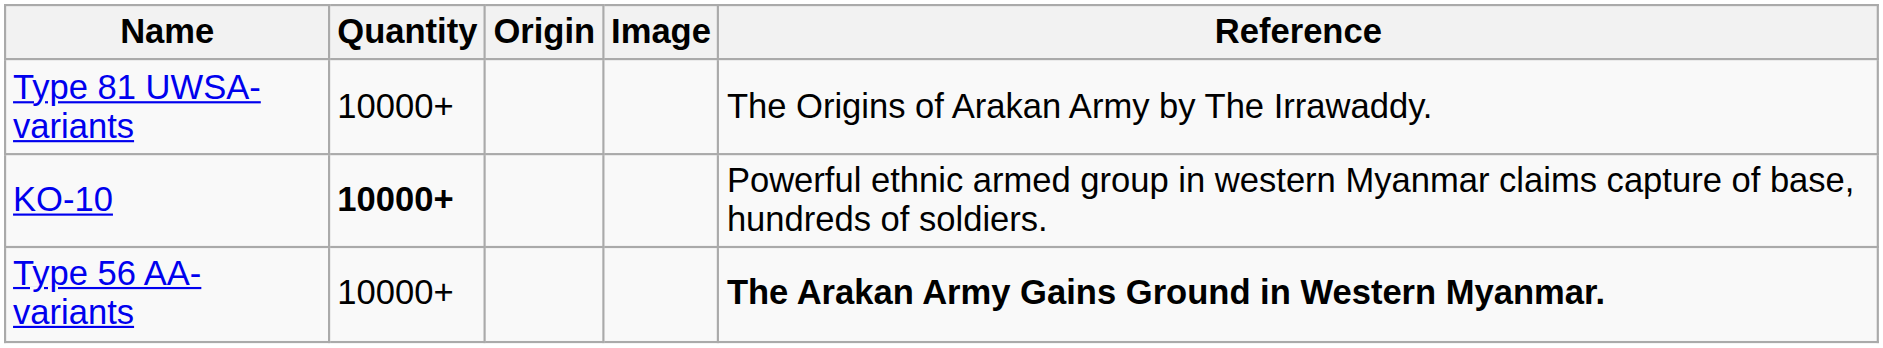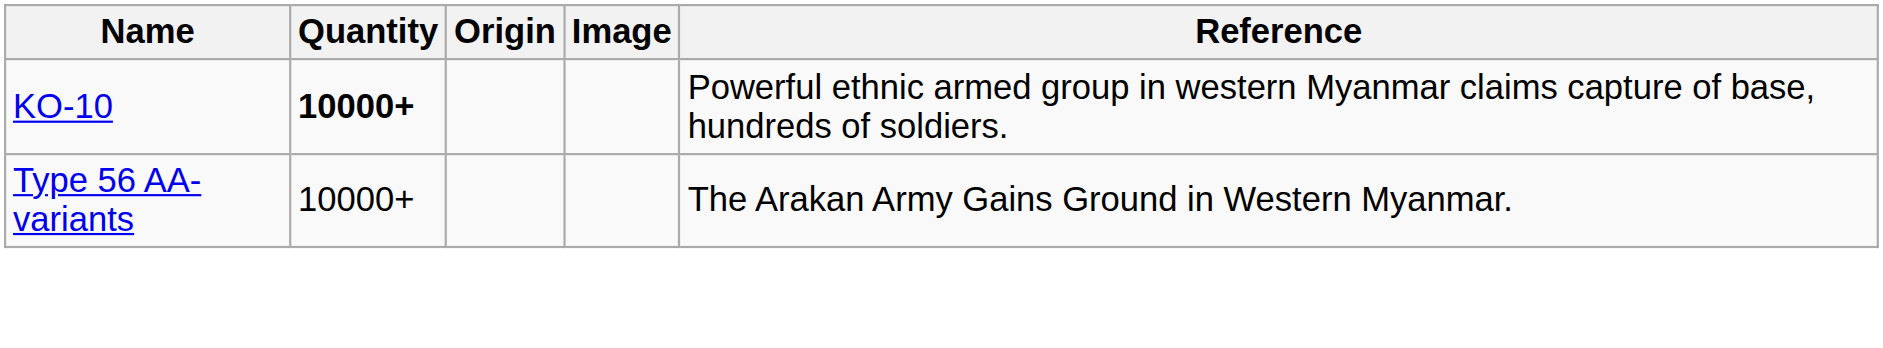- row: (137, 106)
(1166, 293) bold -> (1100, 199) normal
